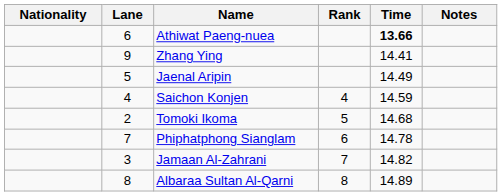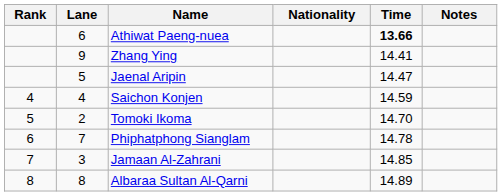columns swapped: (344, 15) <-> (53, 15)
(396, 77) 14.49 -> (396, 77) 14.47
(396, 119) 14.68 -> (396, 119) 14.70
(396, 160) 14.82 -> (396, 160) 14.85
